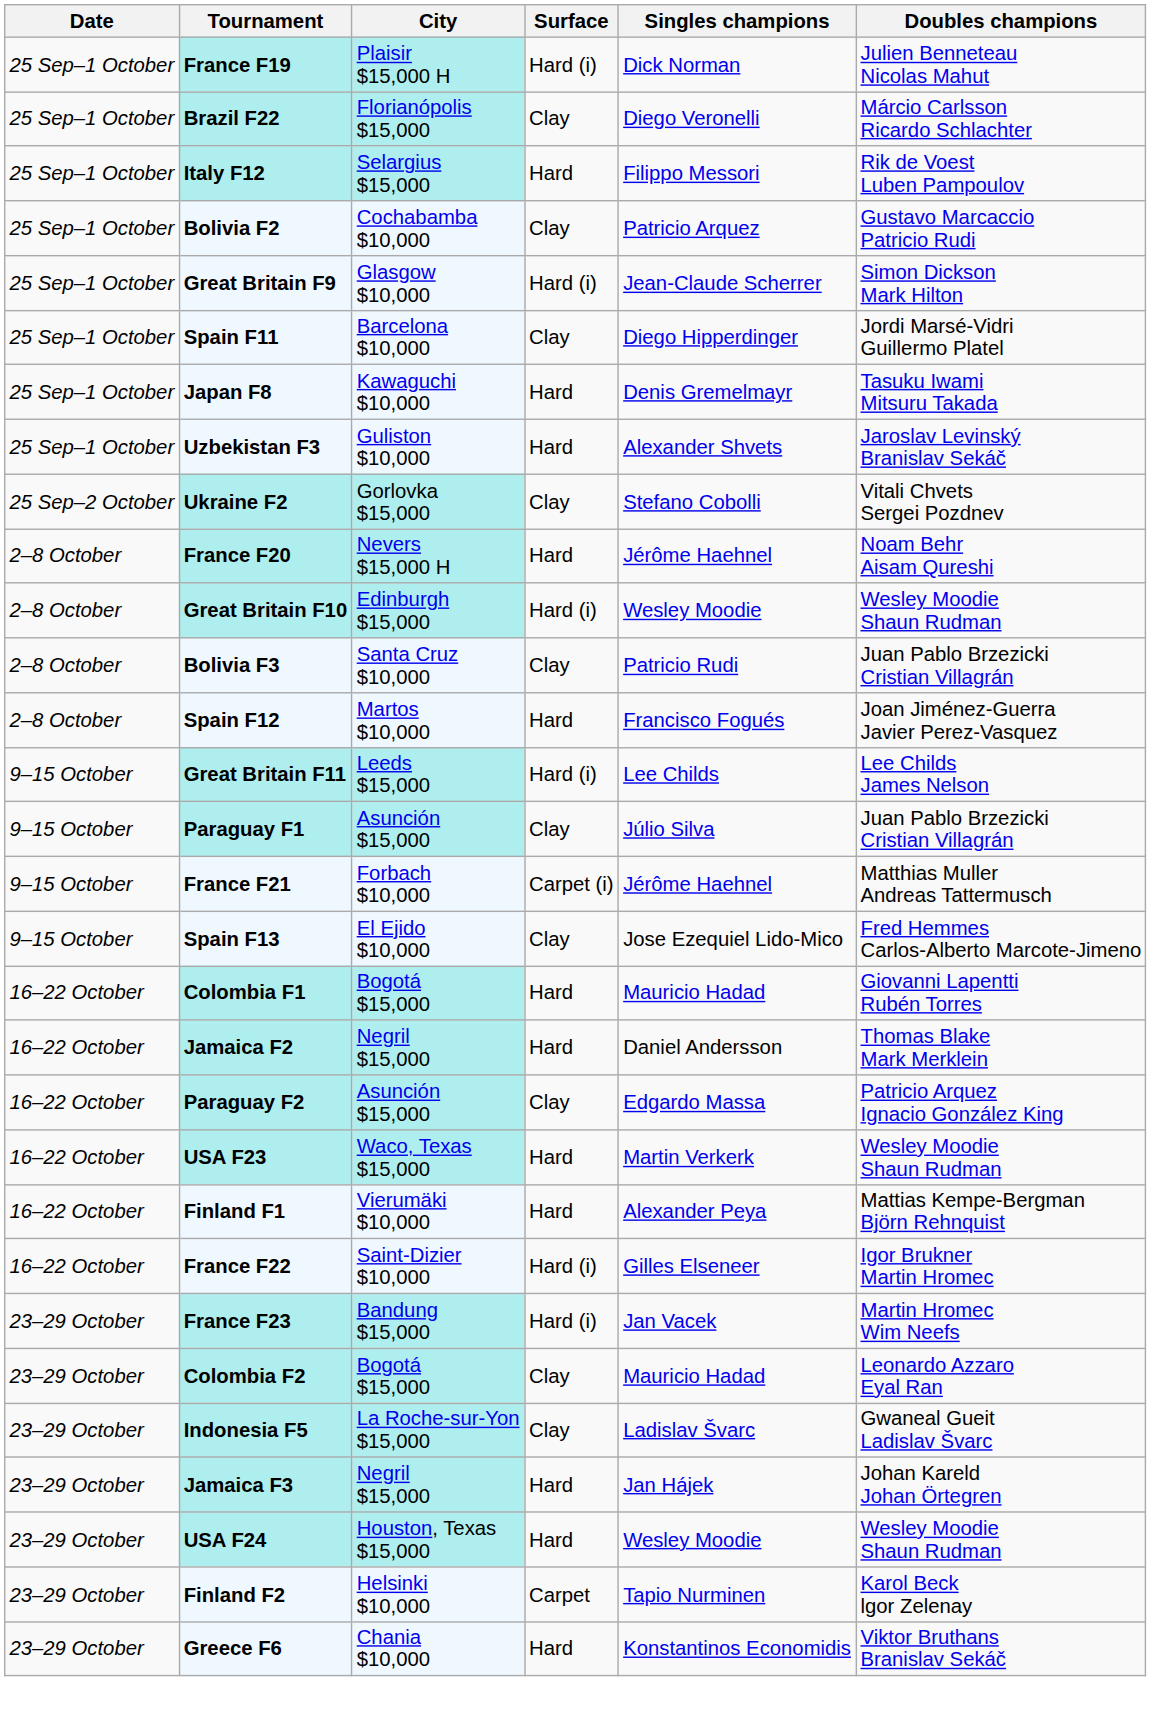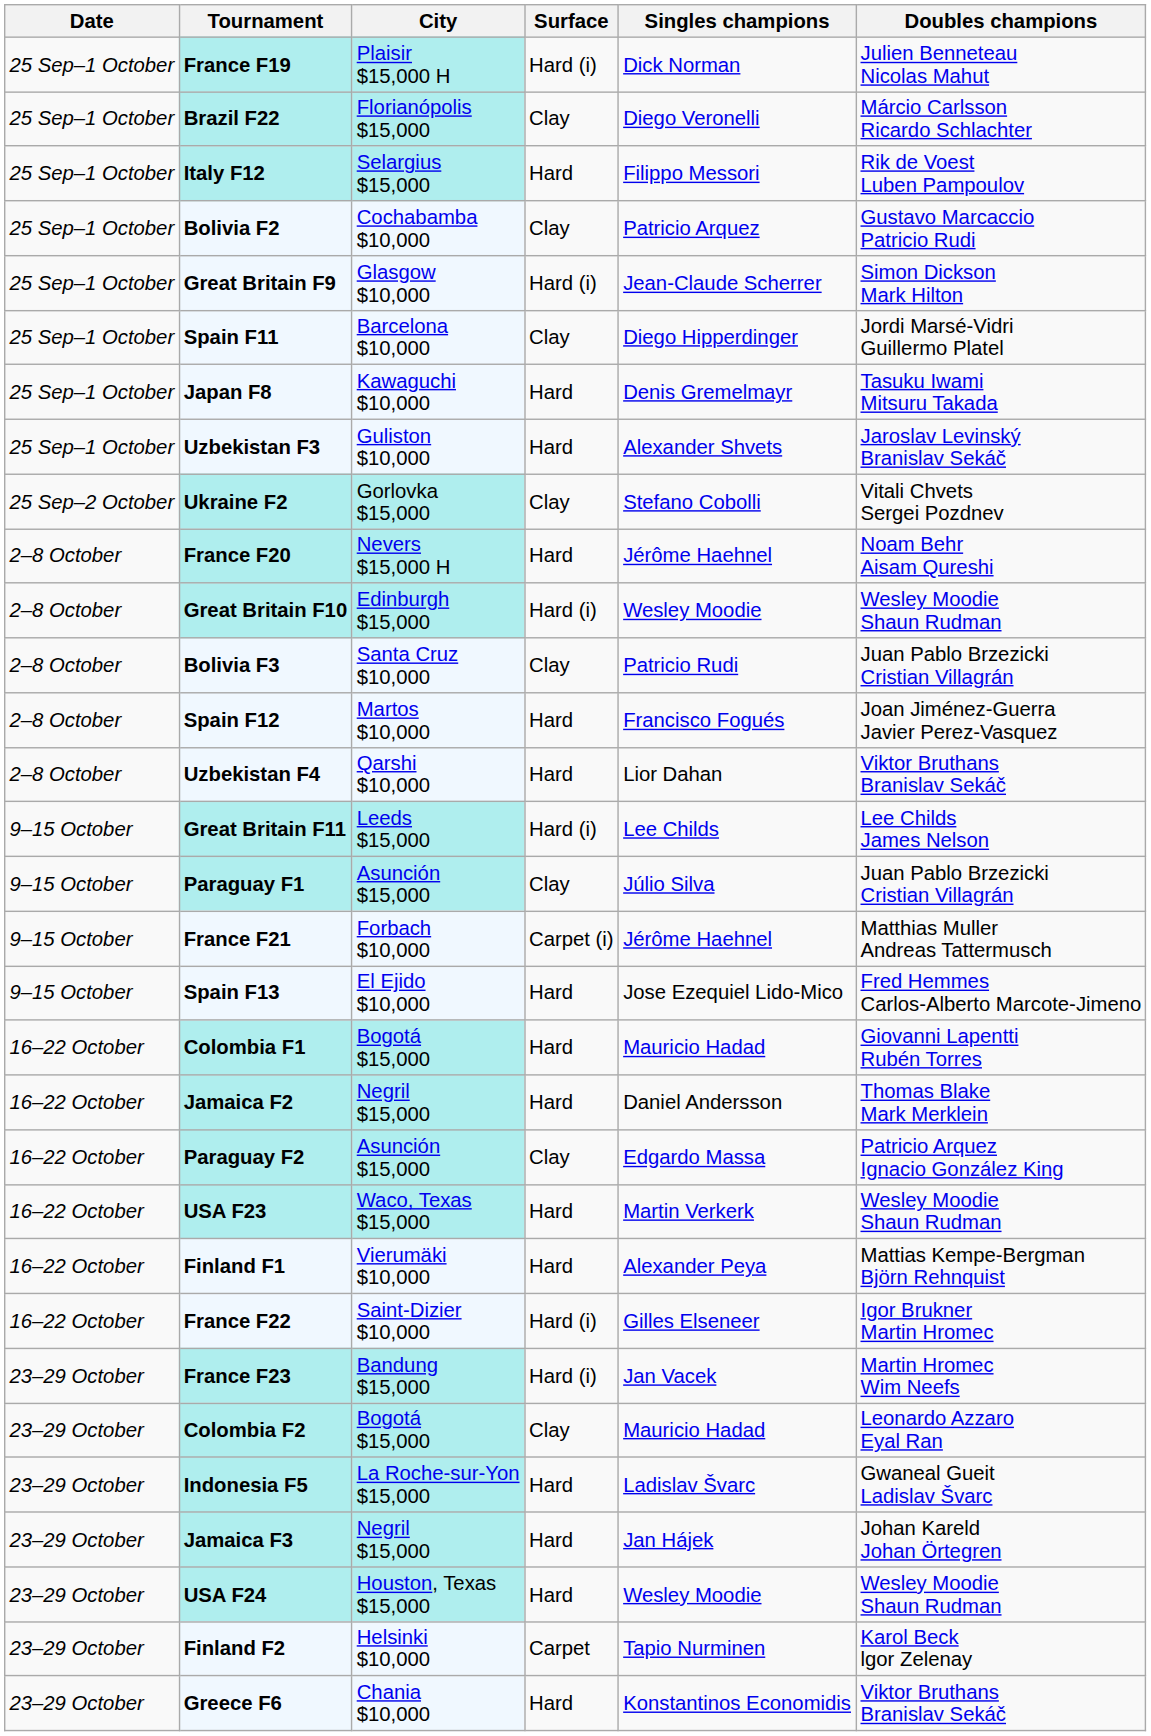+ row: (252, 775)
(549, 939) Clay -> (551, 993) Hard
(549, 1430) Clay -> (551, 1485) Hard
